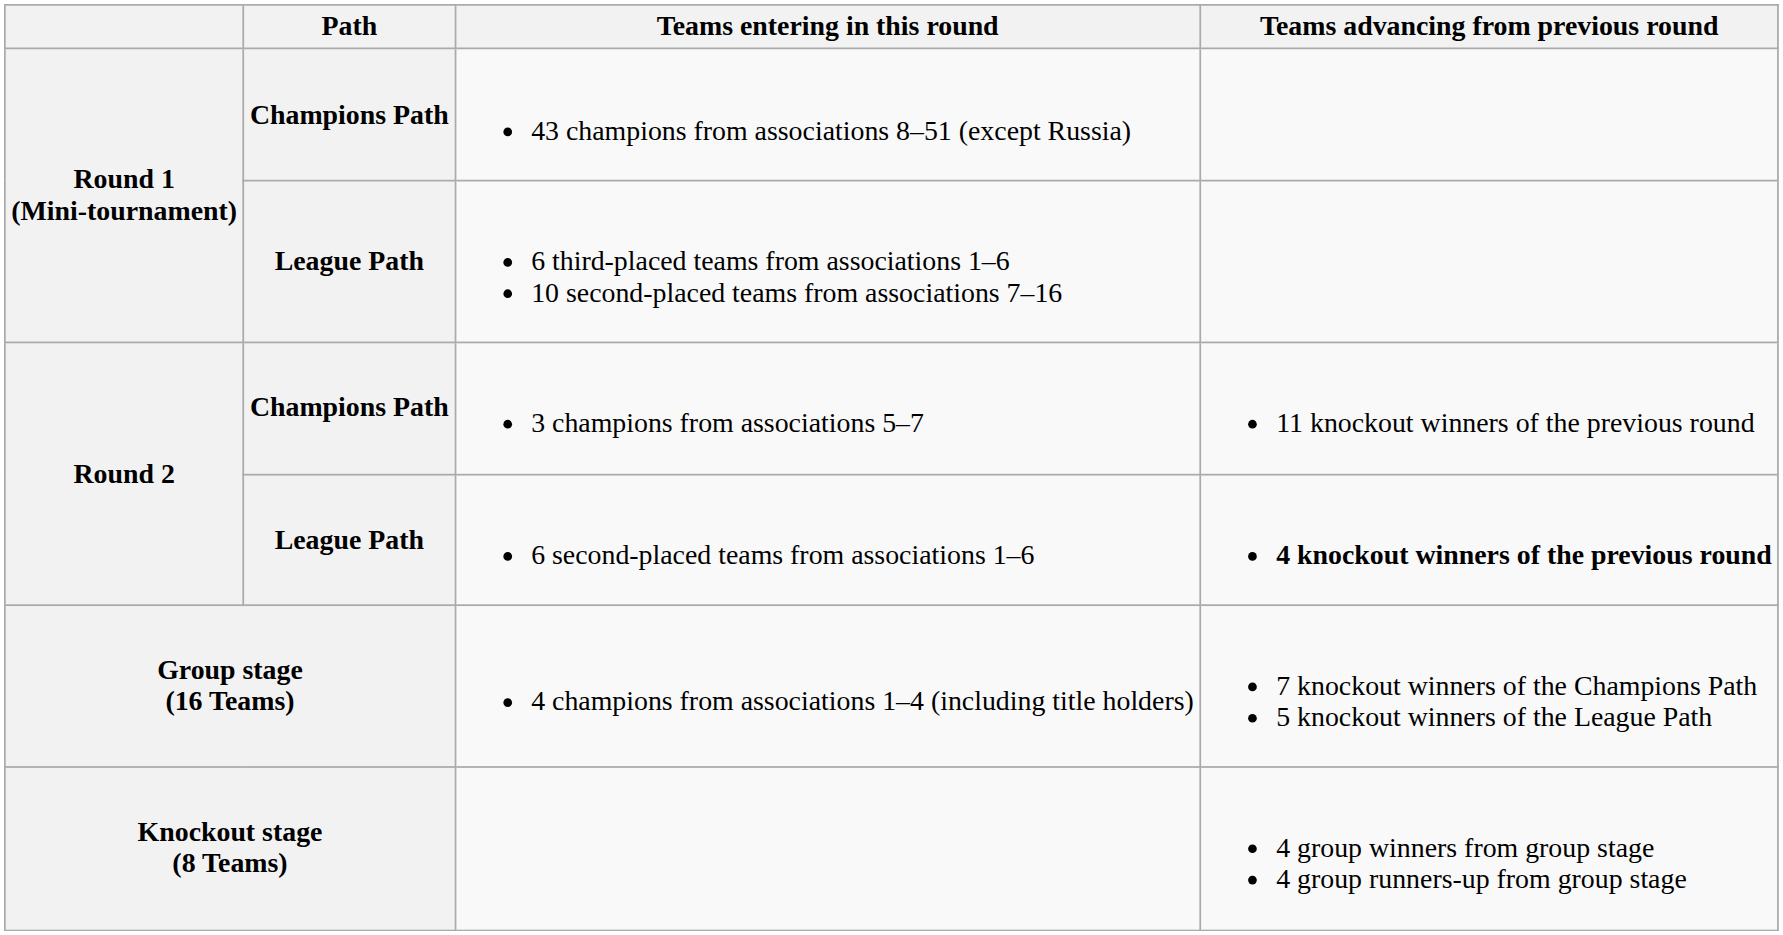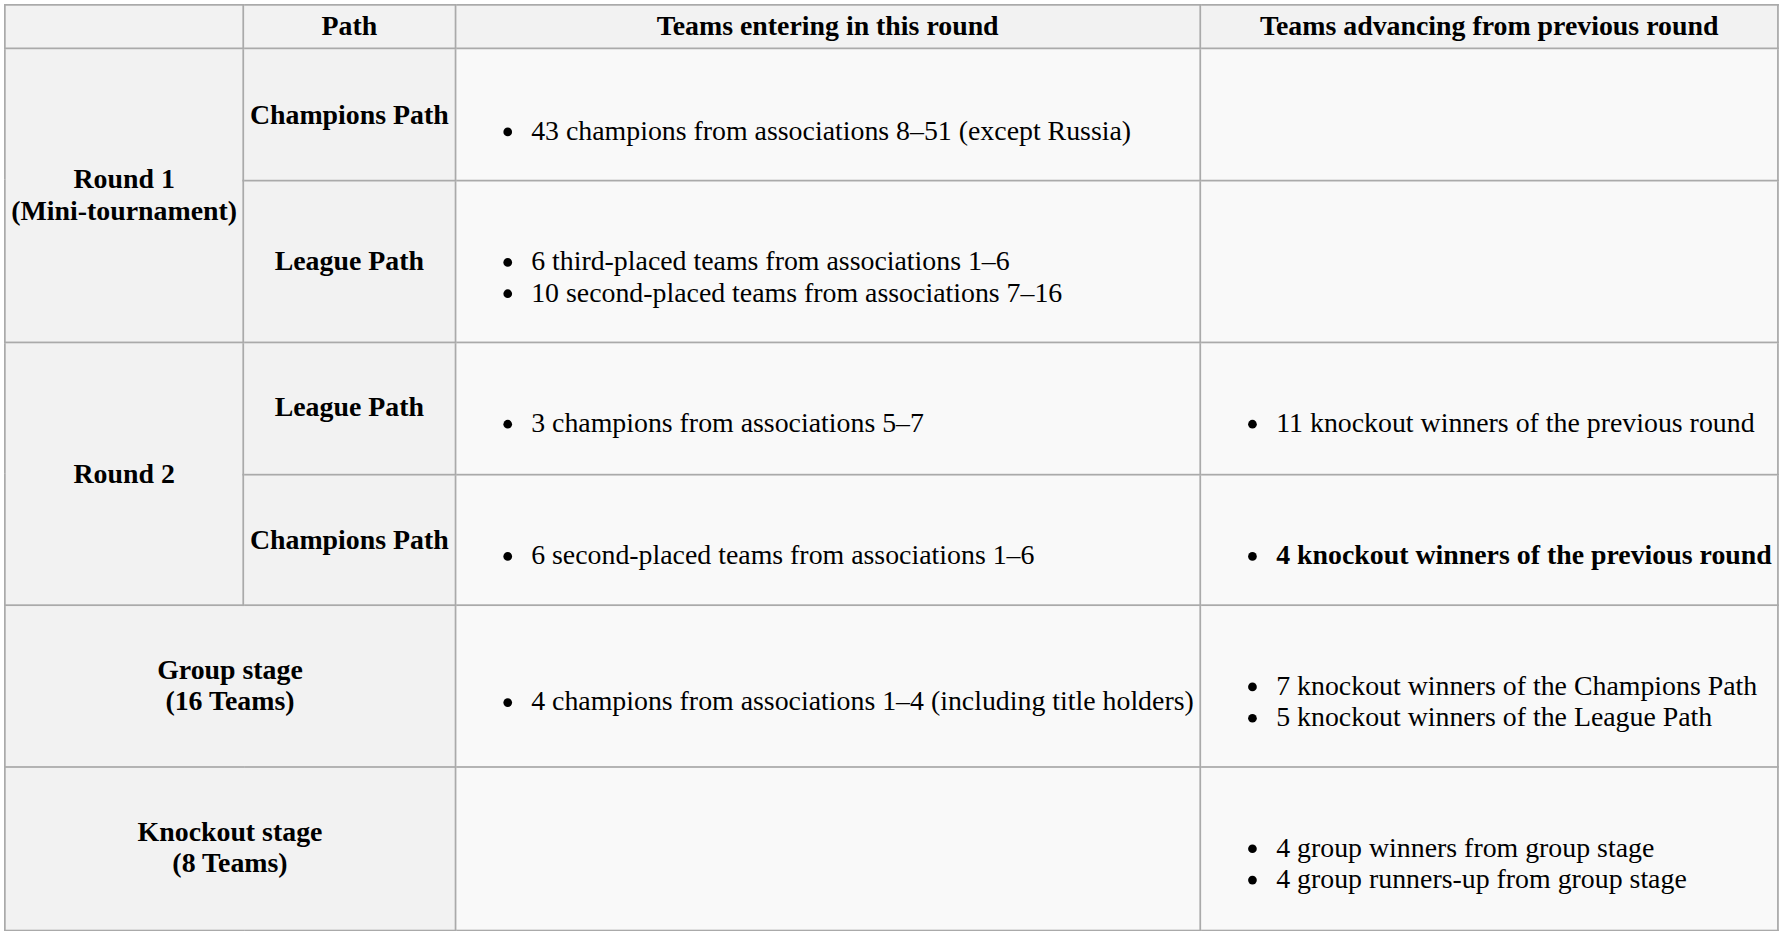(349, 407) Champions Path -> (349, 407) League Path
(349, 539) League Path -> (349, 539) Champions Path
